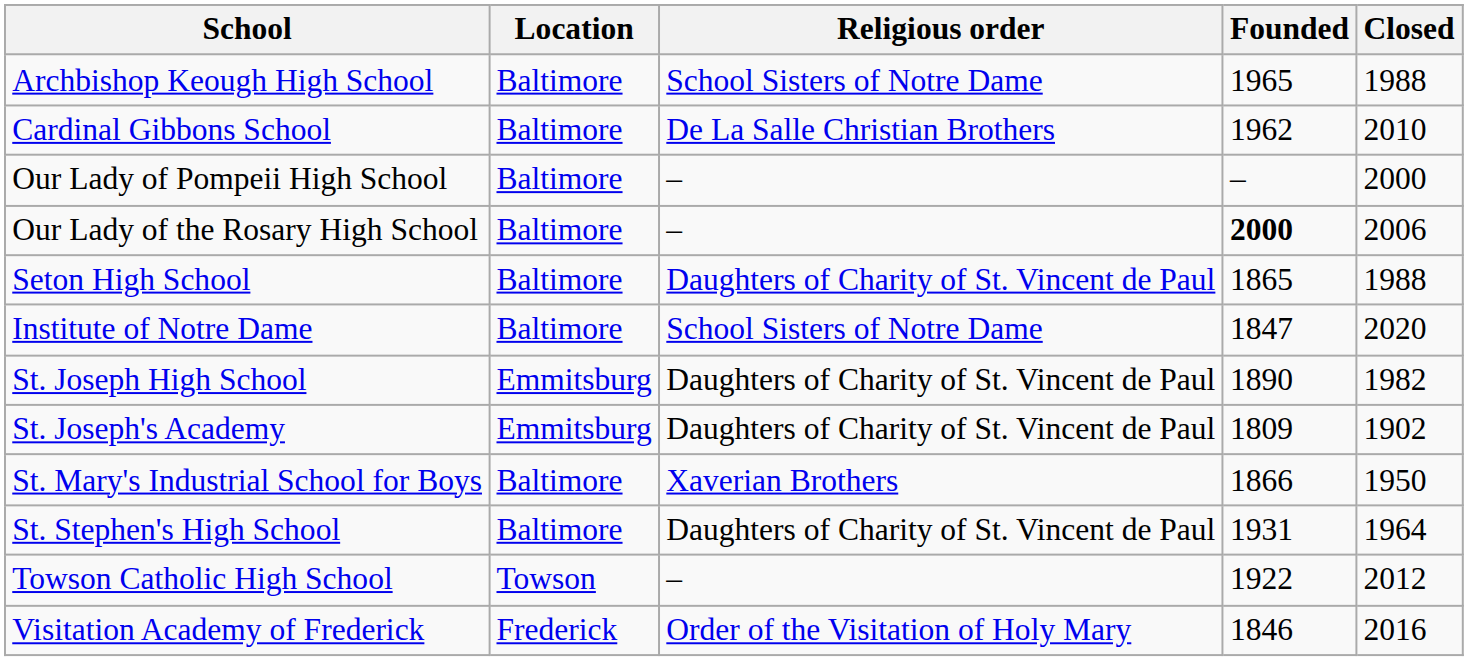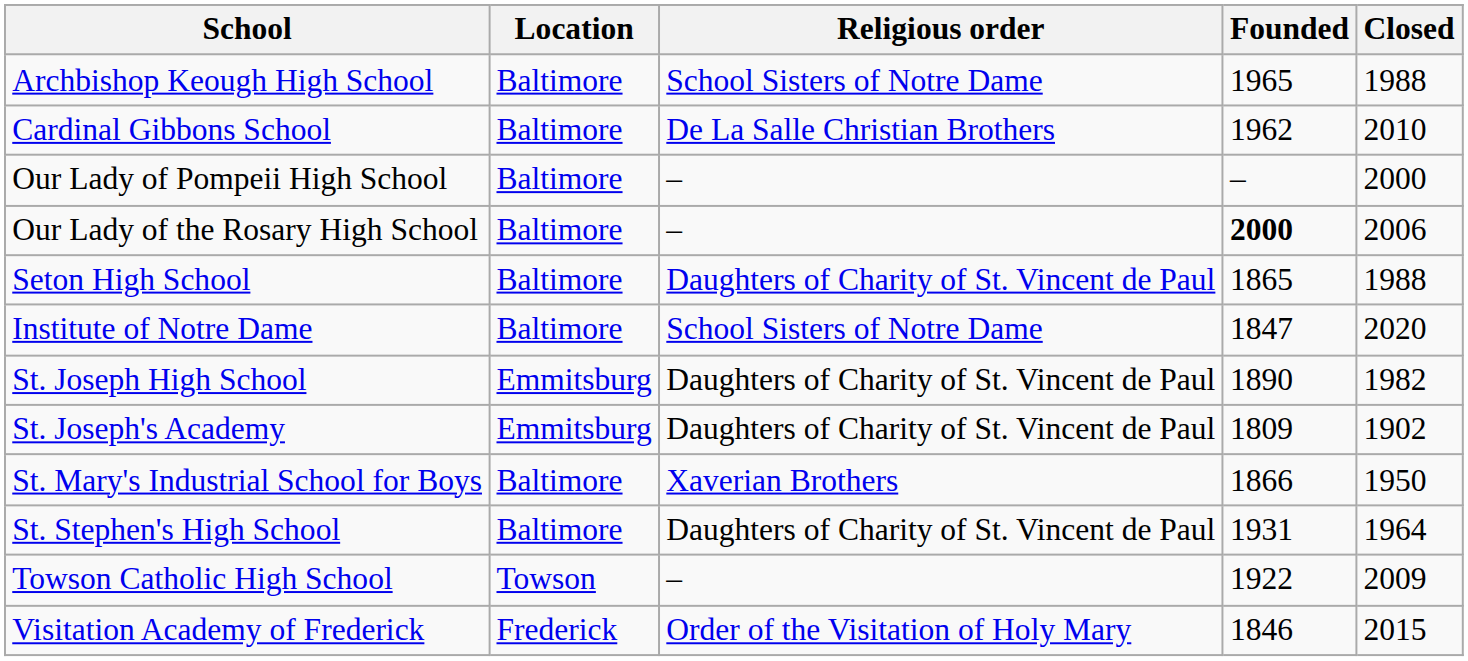(1395, 579) 2012 -> (1395, 579) 2009
(1395, 629) 2016 -> (1395, 629) 2015
